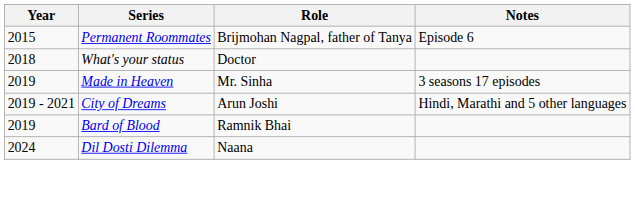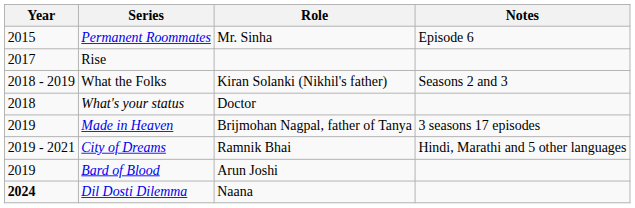(315, 37) Brijmohan Nagpal, father of Tanya -> (245, 37) Mr. Sinha
+ row: (94, 59)
+ row: (124, 81)
(245, 81) Mr. Sinha -> (315, 125) Brijmohan Nagpal, father of Tanya
(248, 103) Arun Joshi -> (254, 147) Ramnik Bhai
(254, 125) Ramnik Bhai -> (248, 170) Arun Joshi
(22, 147) normal -> (22, 192) bold
